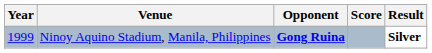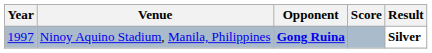(21, 37) 1999 -> (21, 37) 1997
